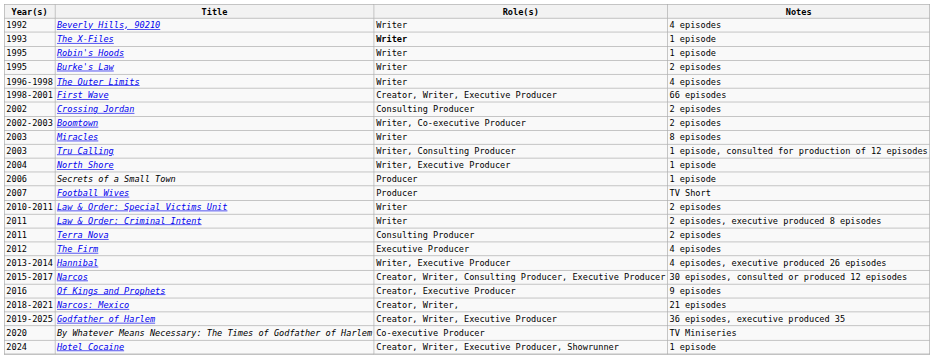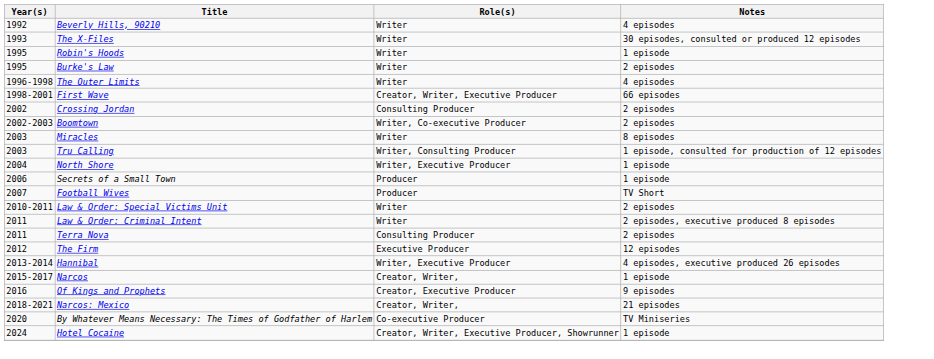(392, 39) bold -> (392, 39) normal
(693, 39) 1 episode -> (742, 39) 30 episodes, consulted or produced 12 episodes
(695, 249) 4 episodes -> (651, 249) 12 episodes
(521, 277) Creator, Writer, Consulting Producer, Executive Producer -> (417, 277) Creator, Writer,
(788, 277) 30 episodes, consulted or produced 12 episodes -> (646, 277) 1 episode
- row: (106, 319)
